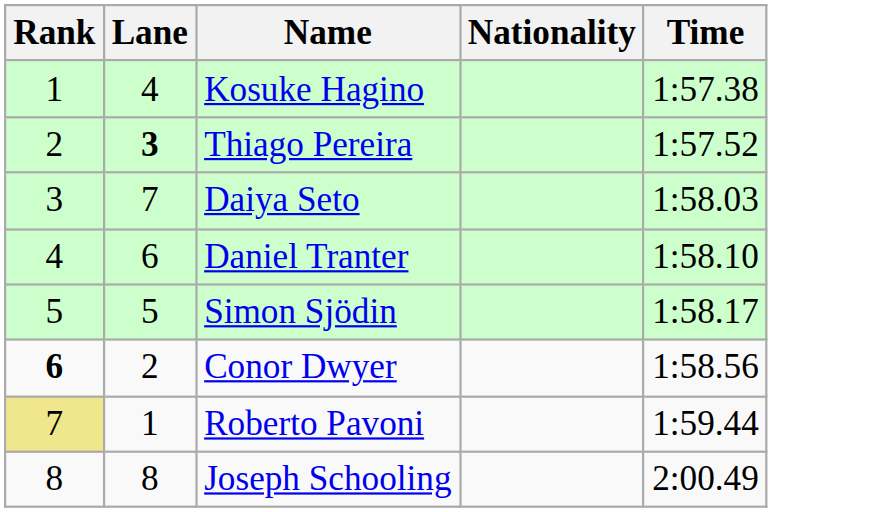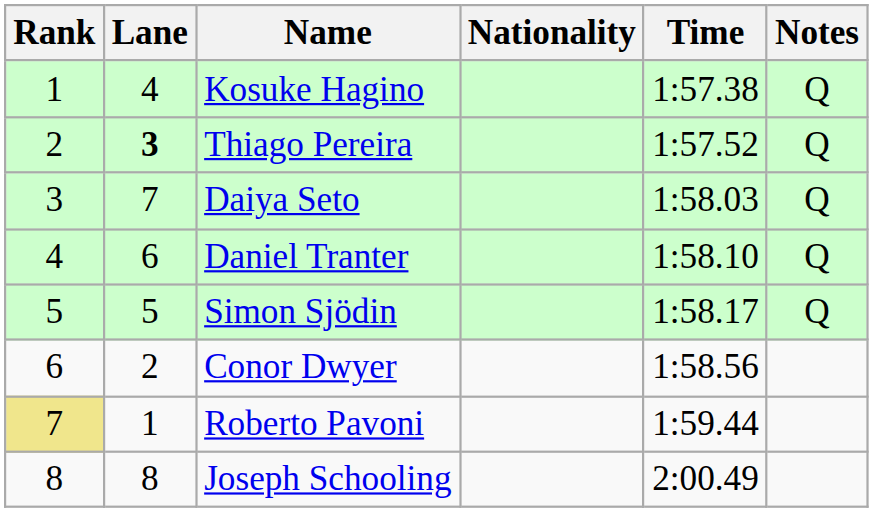+ column: (817, 32)
(54, 367) bold -> (54, 367) normal
